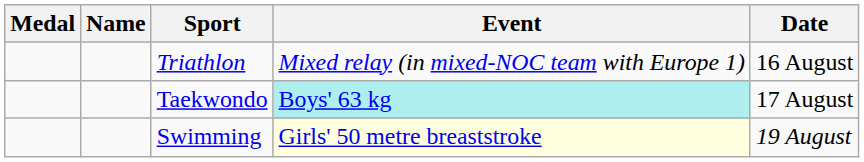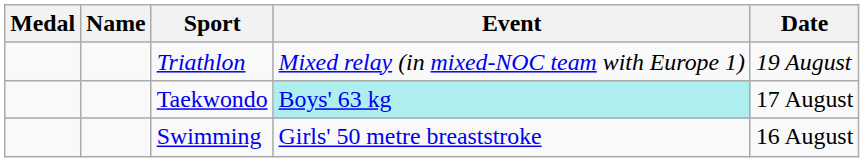(805, 61) 16 August -> (804, 61) 19 August
(410, 136) lightyellow background -> (410, 136) no background
(804, 136) 19 August -> (805, 136) 16 August
